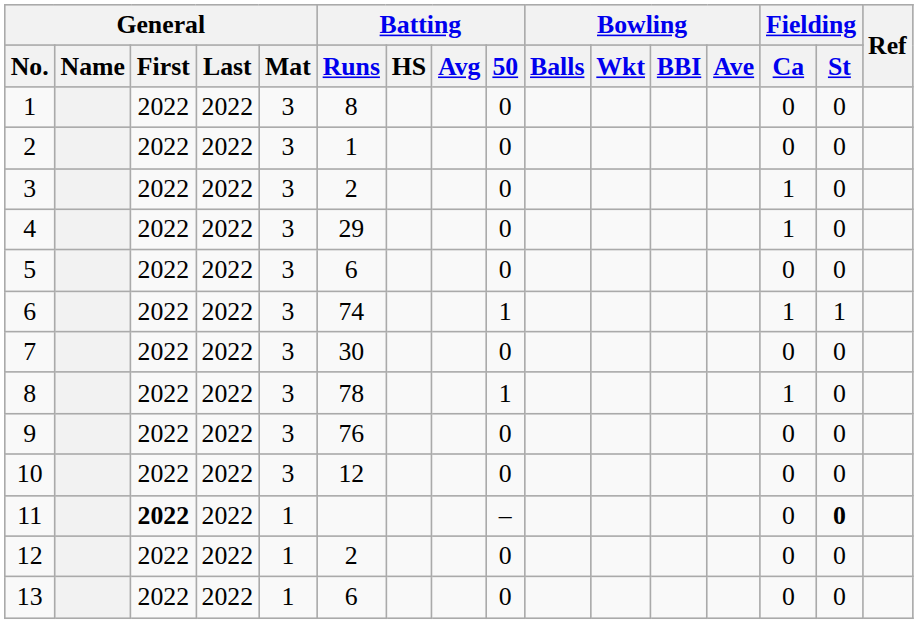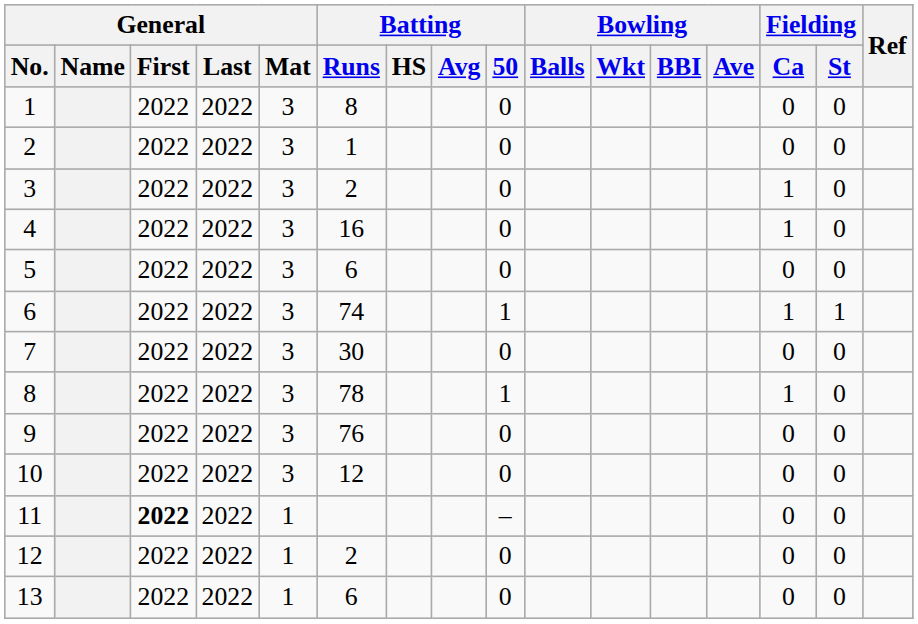(351, 229) 29 -> (351, 229) 16
(839, 515) bold -> (839, 515) normal
